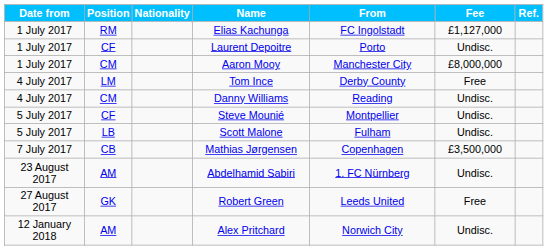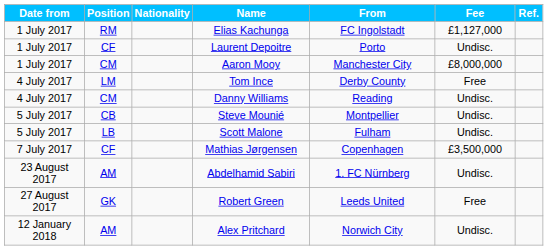(108, 116) CF -> (108, 116) CB
(108, 150) CB -> (108, 150) CF
